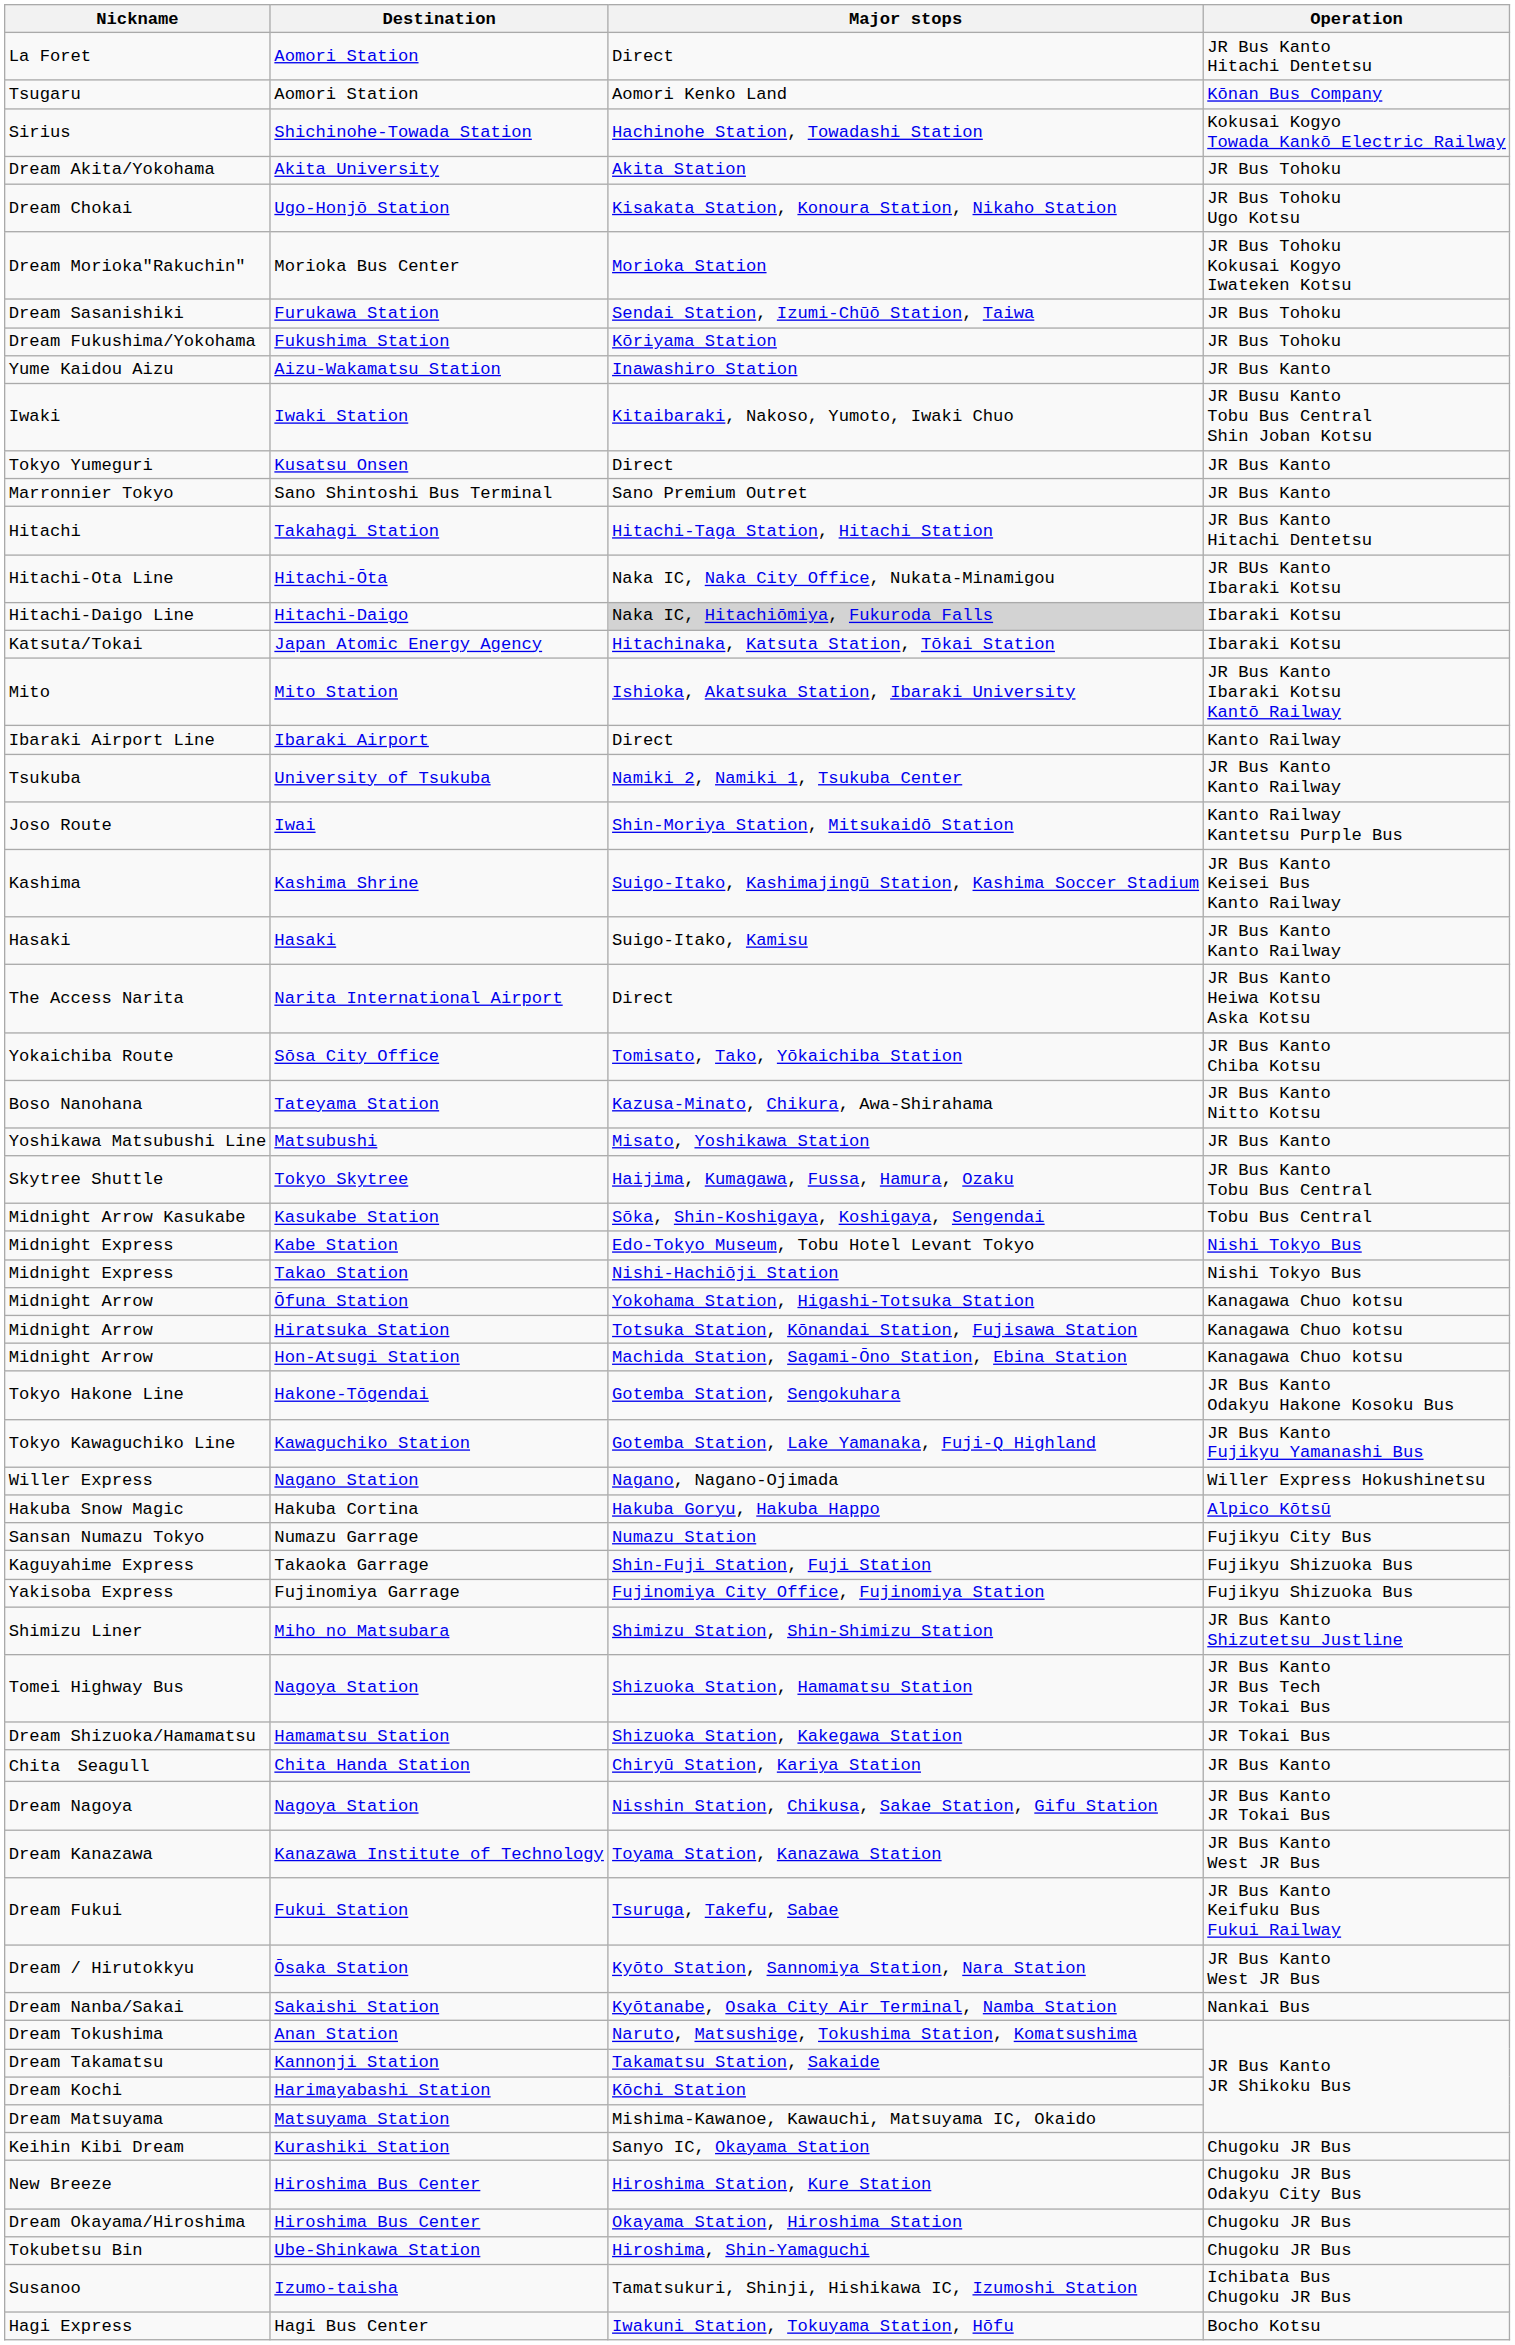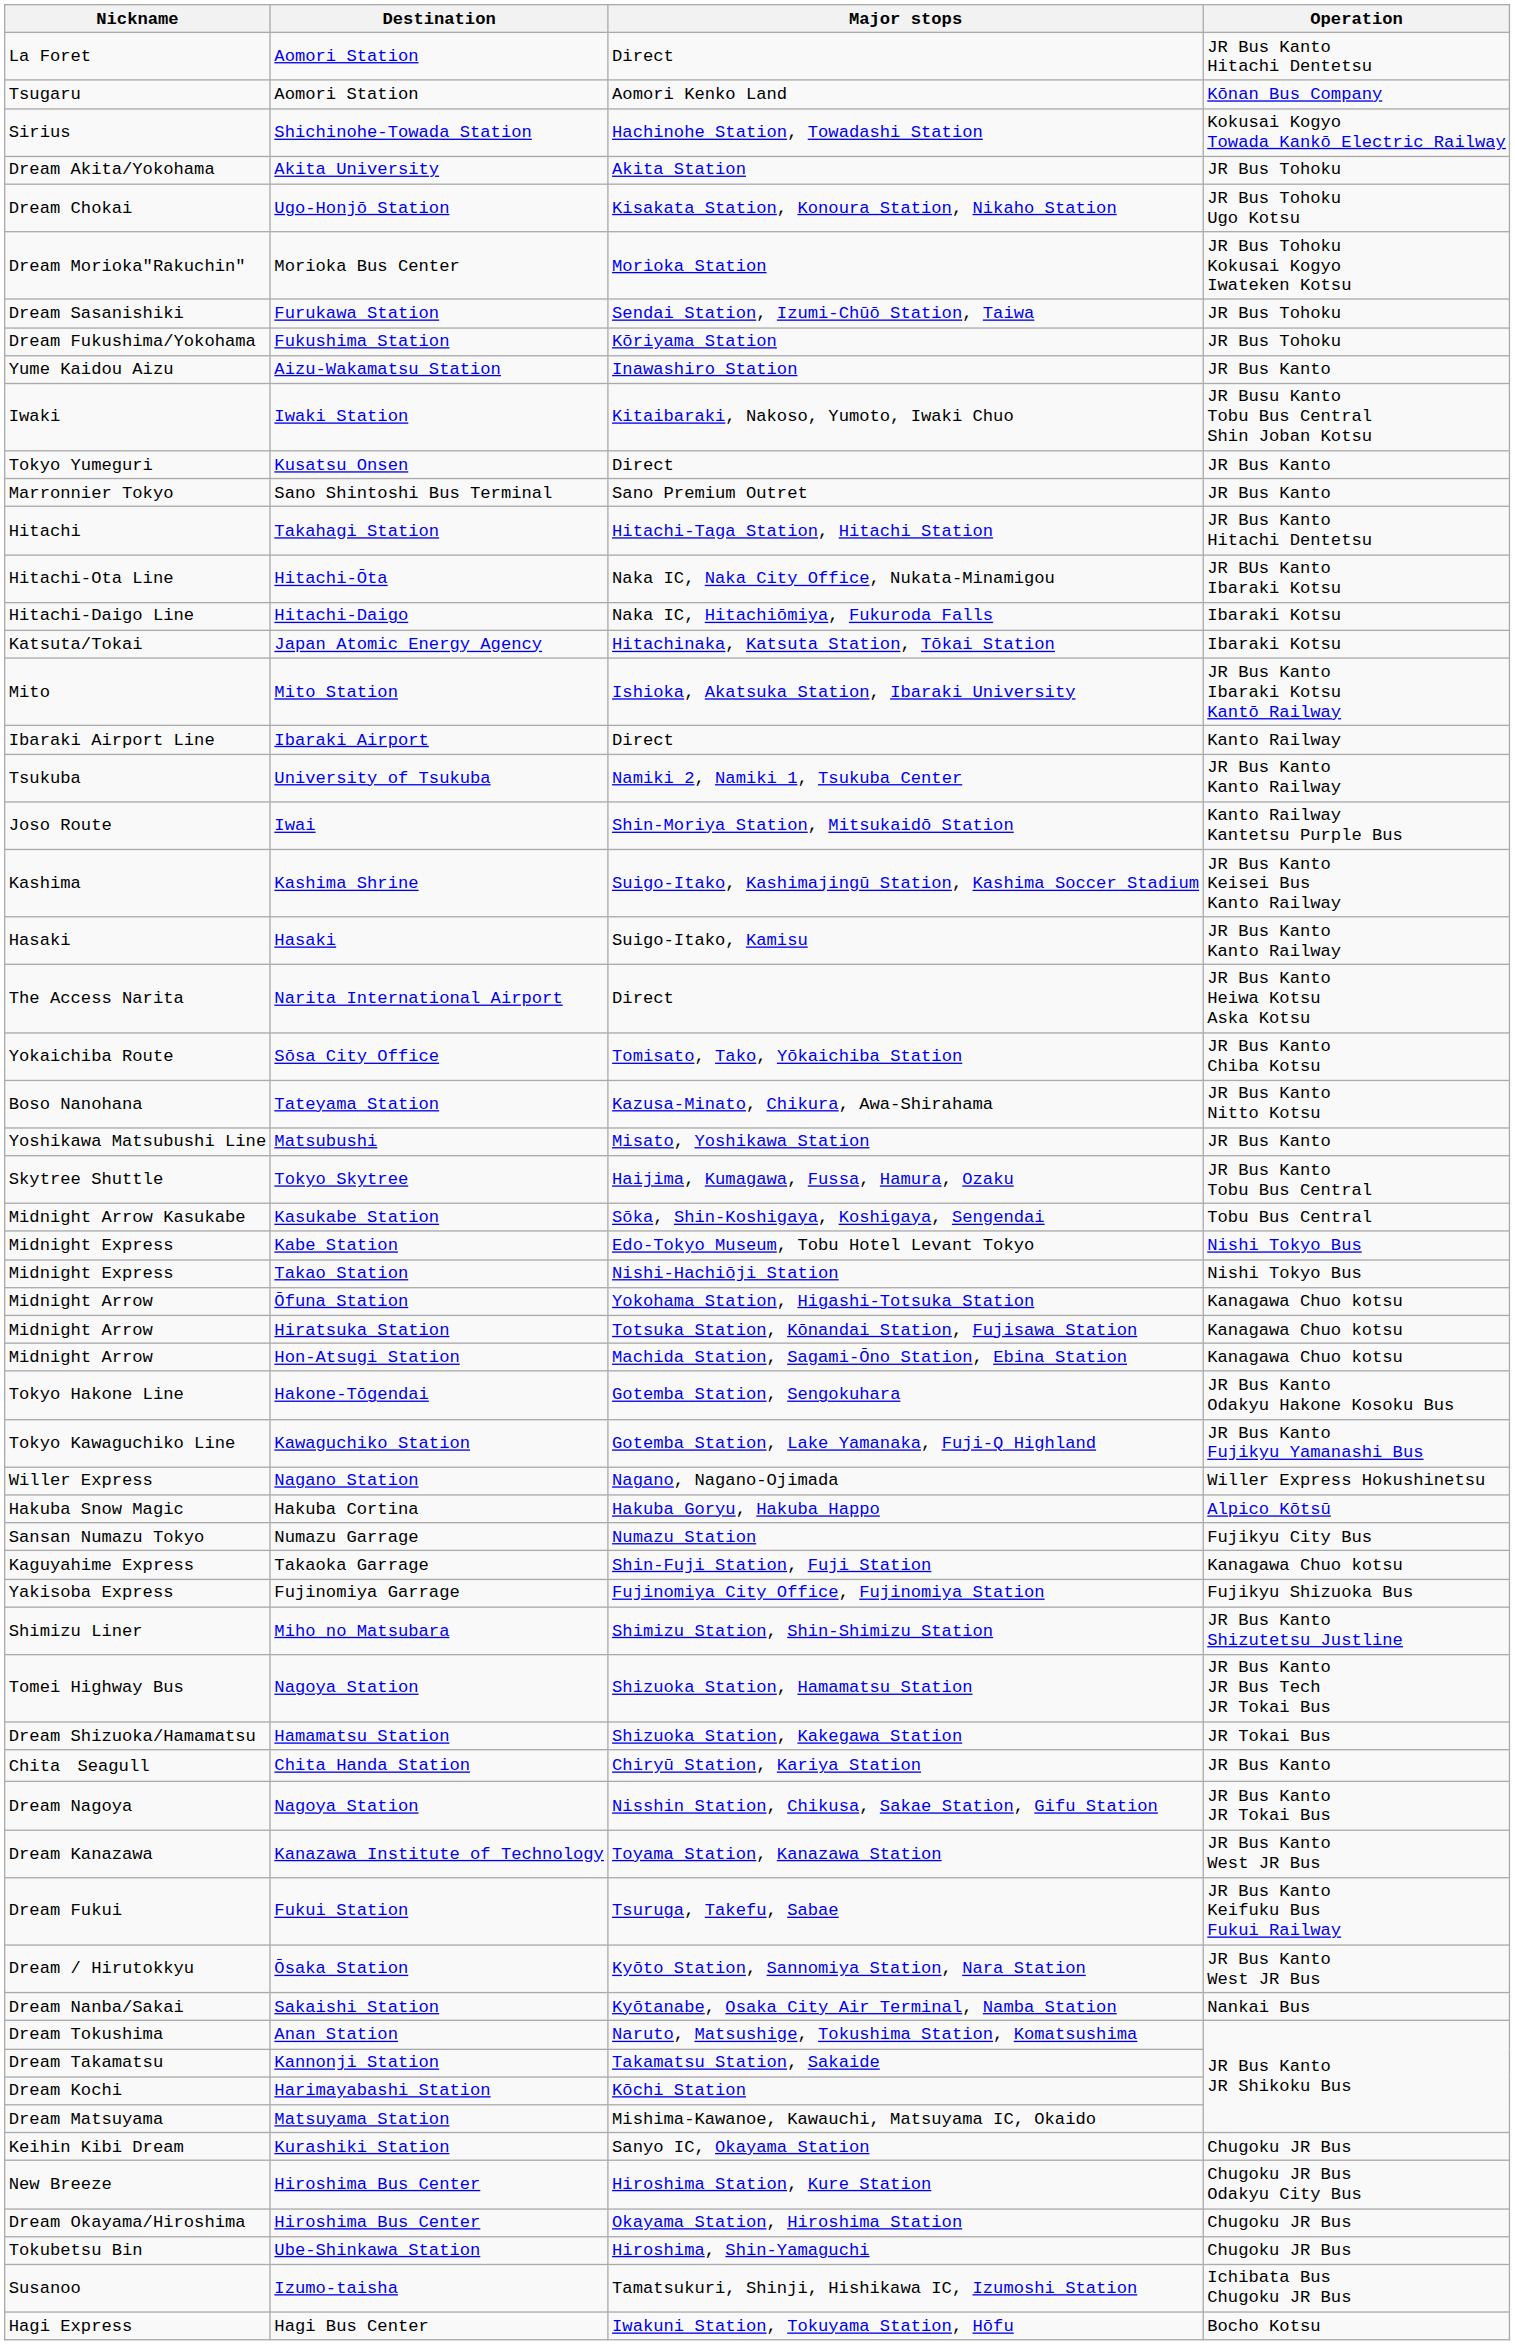(803, 616) lightgrey background -> (803, 616) no background
(1310, 1565) Fujikyu Shizuoka Bus -> (1305, 1565) Kanagawa Chuo kotsu
